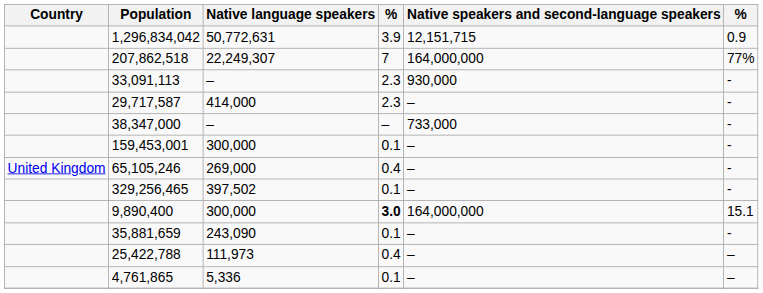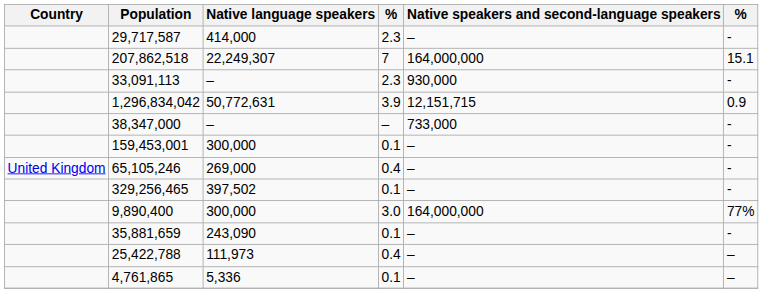rows swapped: (156, 37) <-> (146, 102)
(741, 59) 77% -> (740, 59) 15.1
(391, 211) bold -> (391, 211) normal
(740, 211) 15.1 -> (741, 211) 77%
